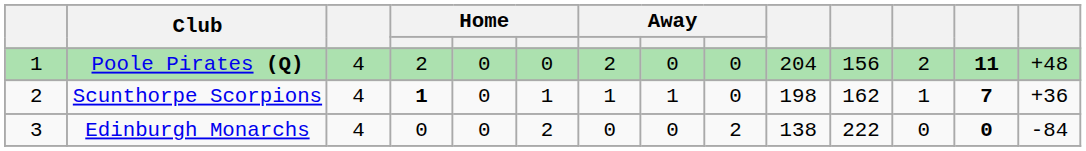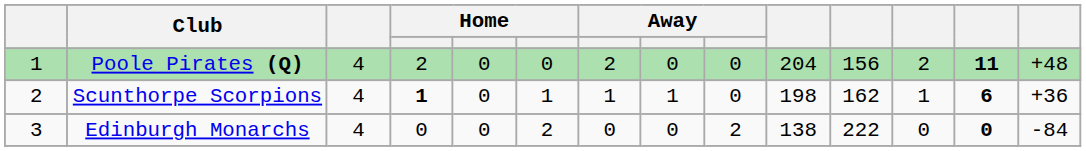(987, 97) 7 -> (987, 97) 6
